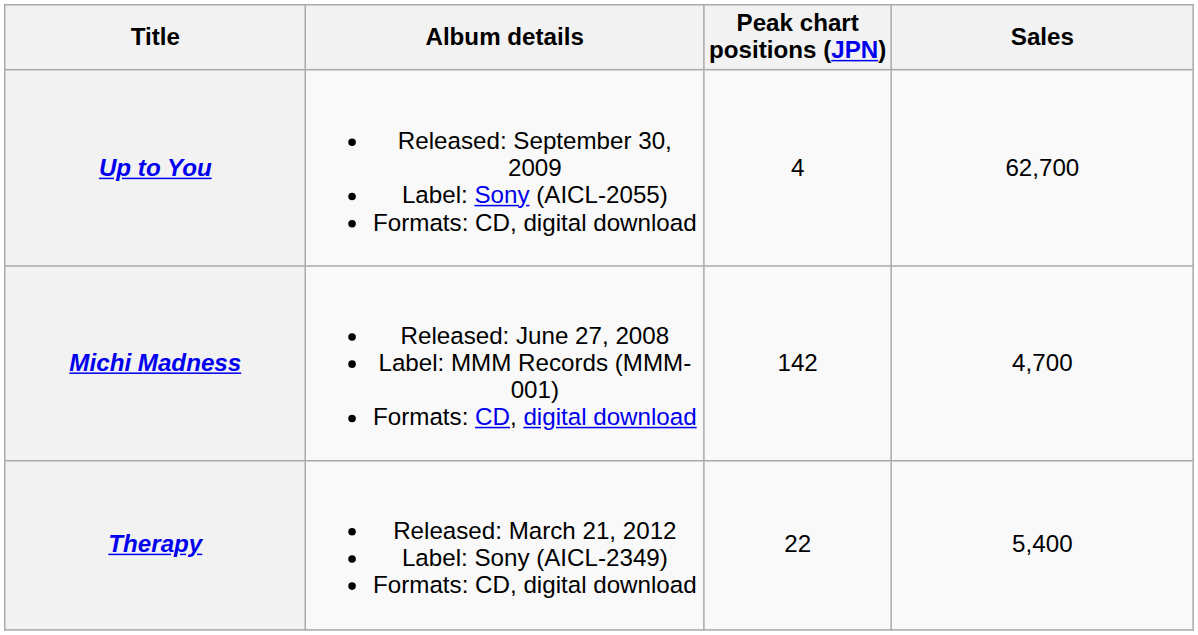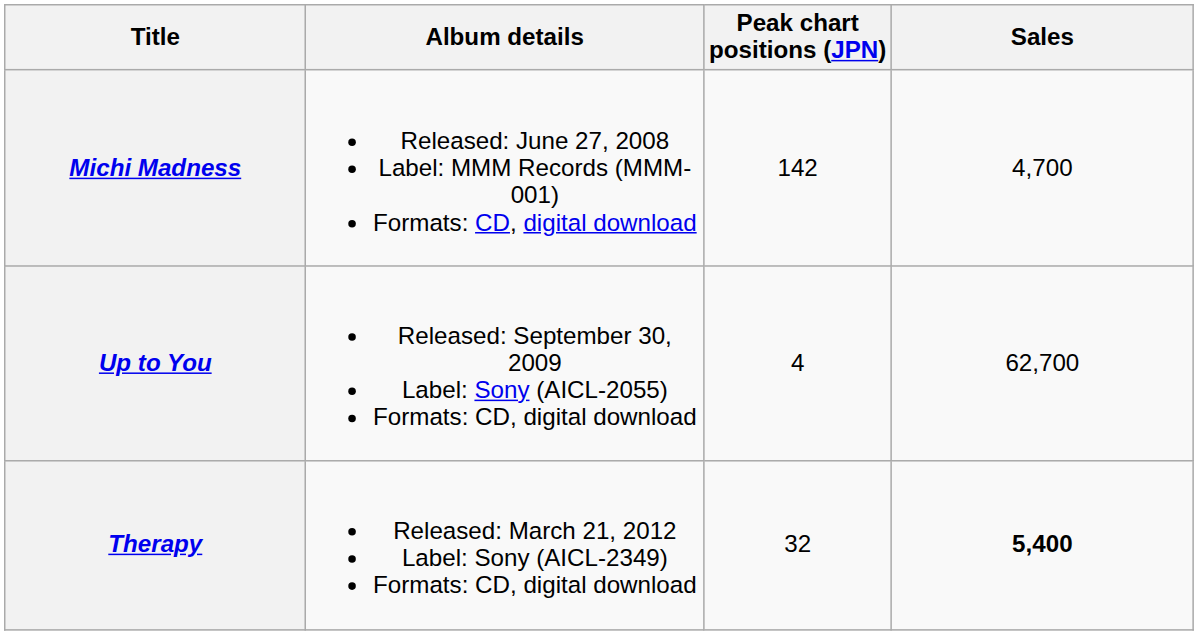rows swapped: (155, 363) <-> (155, 167)
(798, 544) 22 -> (798, 544) 32
(1042, 544) normal -> (1042, 544) bold
